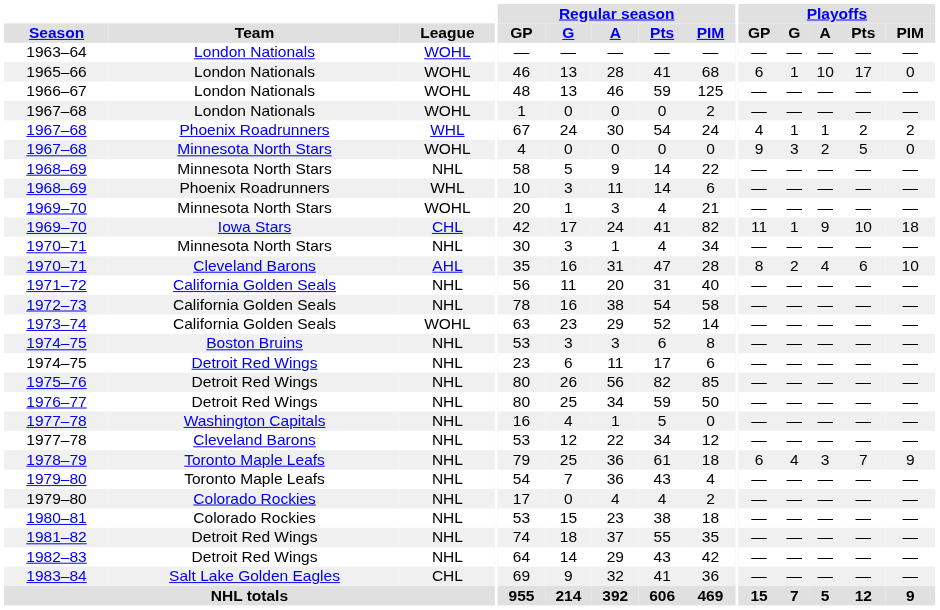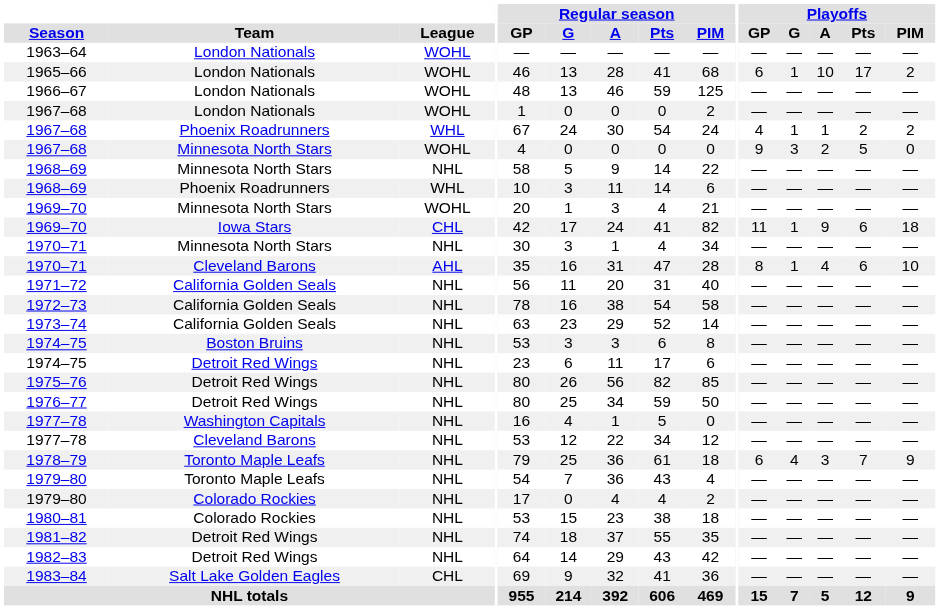(910, 71) 0 -> (910, 71) 2
(863, 227) 10 -> (863, 227) 6
(794, 265) 2 -> (794, 265) 1
(447, 324) WOHL -> (447, 324) NHL
